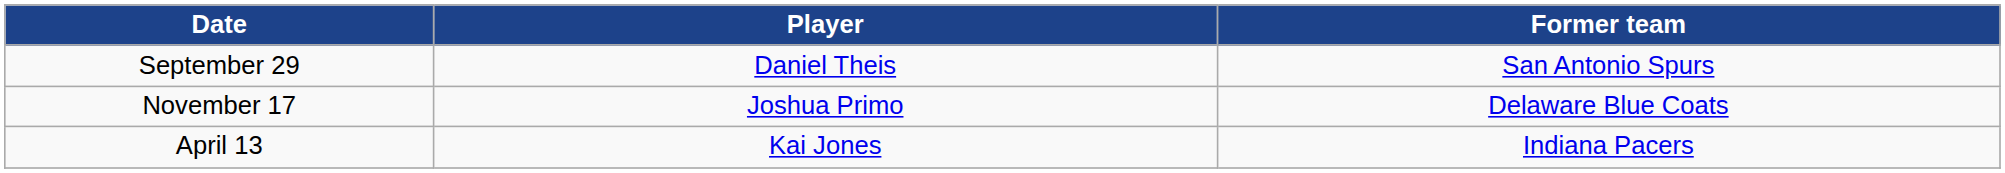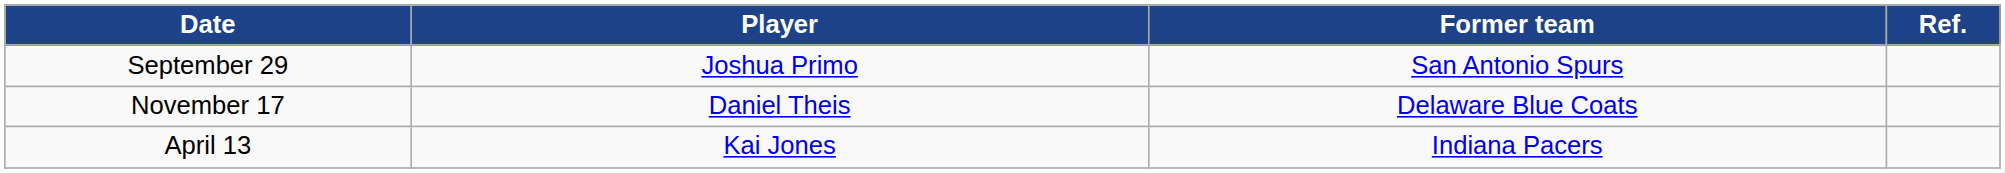+ column: (1943, 24)
(825, 65) Daniel Theis -> (780, 65) Joshua Primo
(825, 106) Joshua Primo -> (780, 106) Daniel Theis
